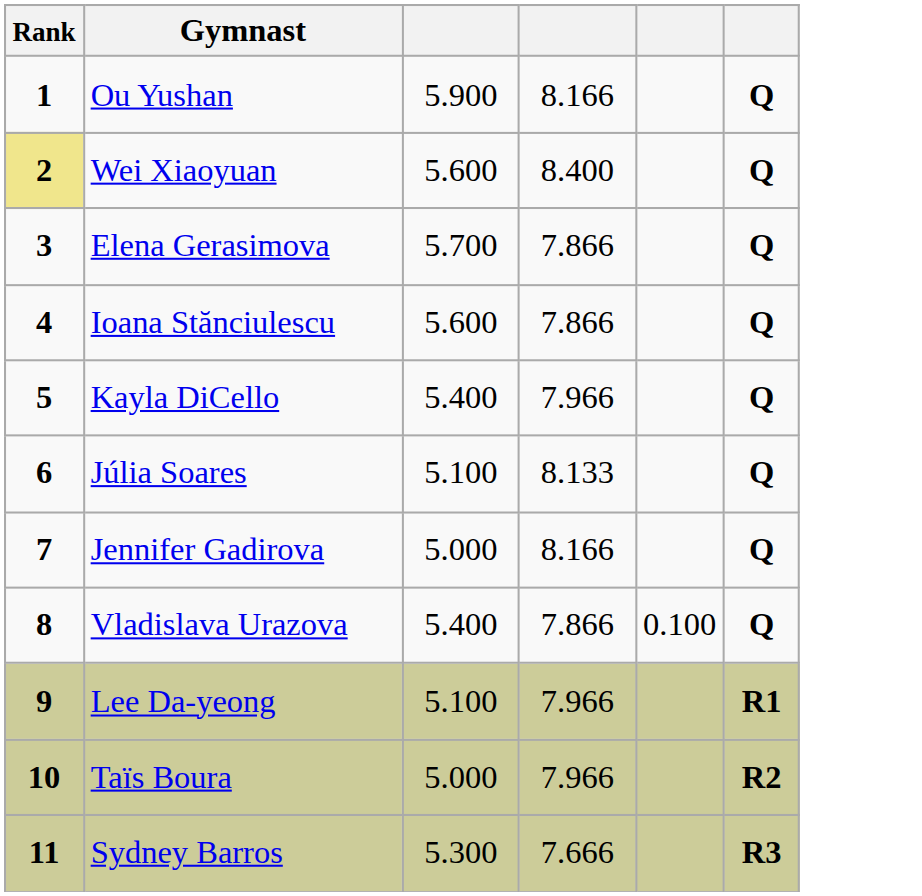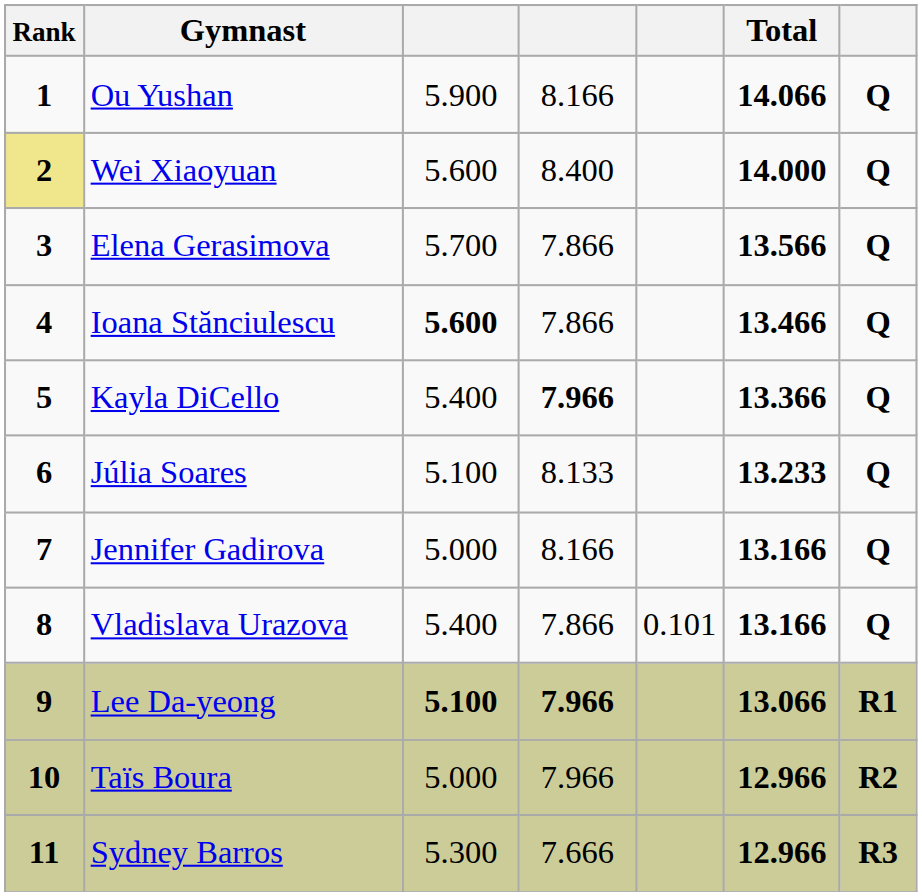+ column: (782, 30)
(461, 321) normal -> (461, 321) bold
(577, 397) normal -> (577, 397) bold
(680, 625) 0.100 -> (680, 625) 0.101
(461, 700) normal -> (461, 700) bold
(577, 700) normal -> (577, 700) bold
